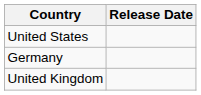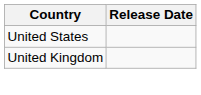- row: (35, 57)
